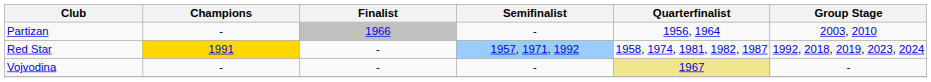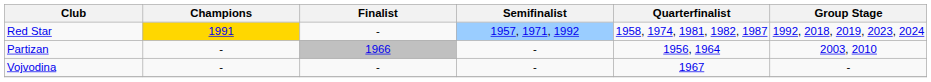rows swapped: (29, 49) <-> (28, 31)
(692, 67) khaki background -> (692, 67) no background
